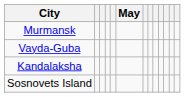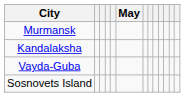rows swapped: (49, 66) <-> (49, 48)
